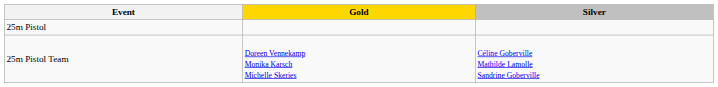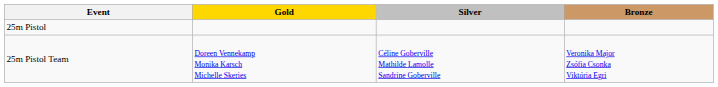+ column: (639, 12)
